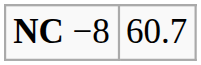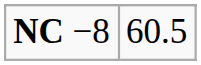(157, 32) 60.7 -> (157, 32) 60.5
